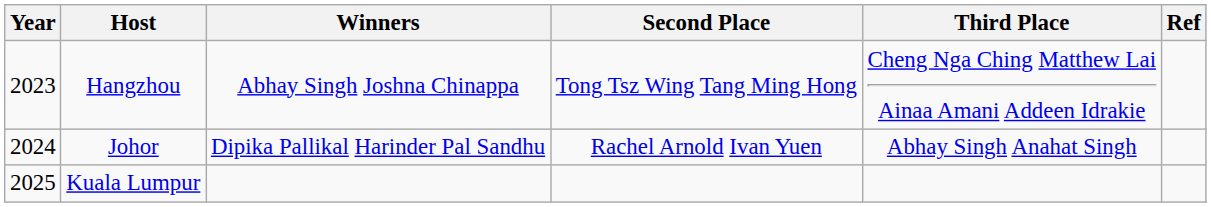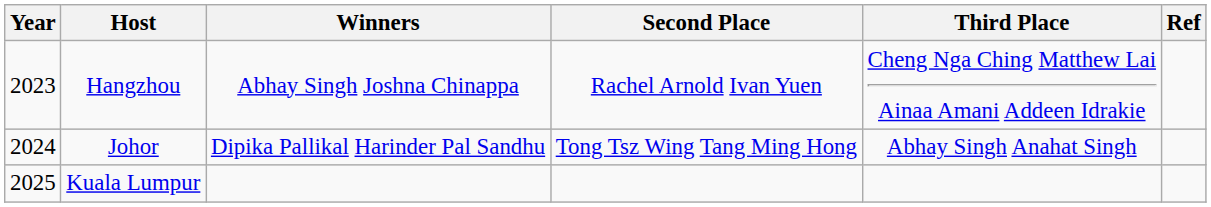(706, 84) Tong Tsz Wing Tang Ming Hong -> (706, 84) Rachel Arnold Ivan Yuen
(706, 146) Rachel Arnold Ivan Yuen -> (706, 146) Tong Tsz Wing Tang Ming Hong
